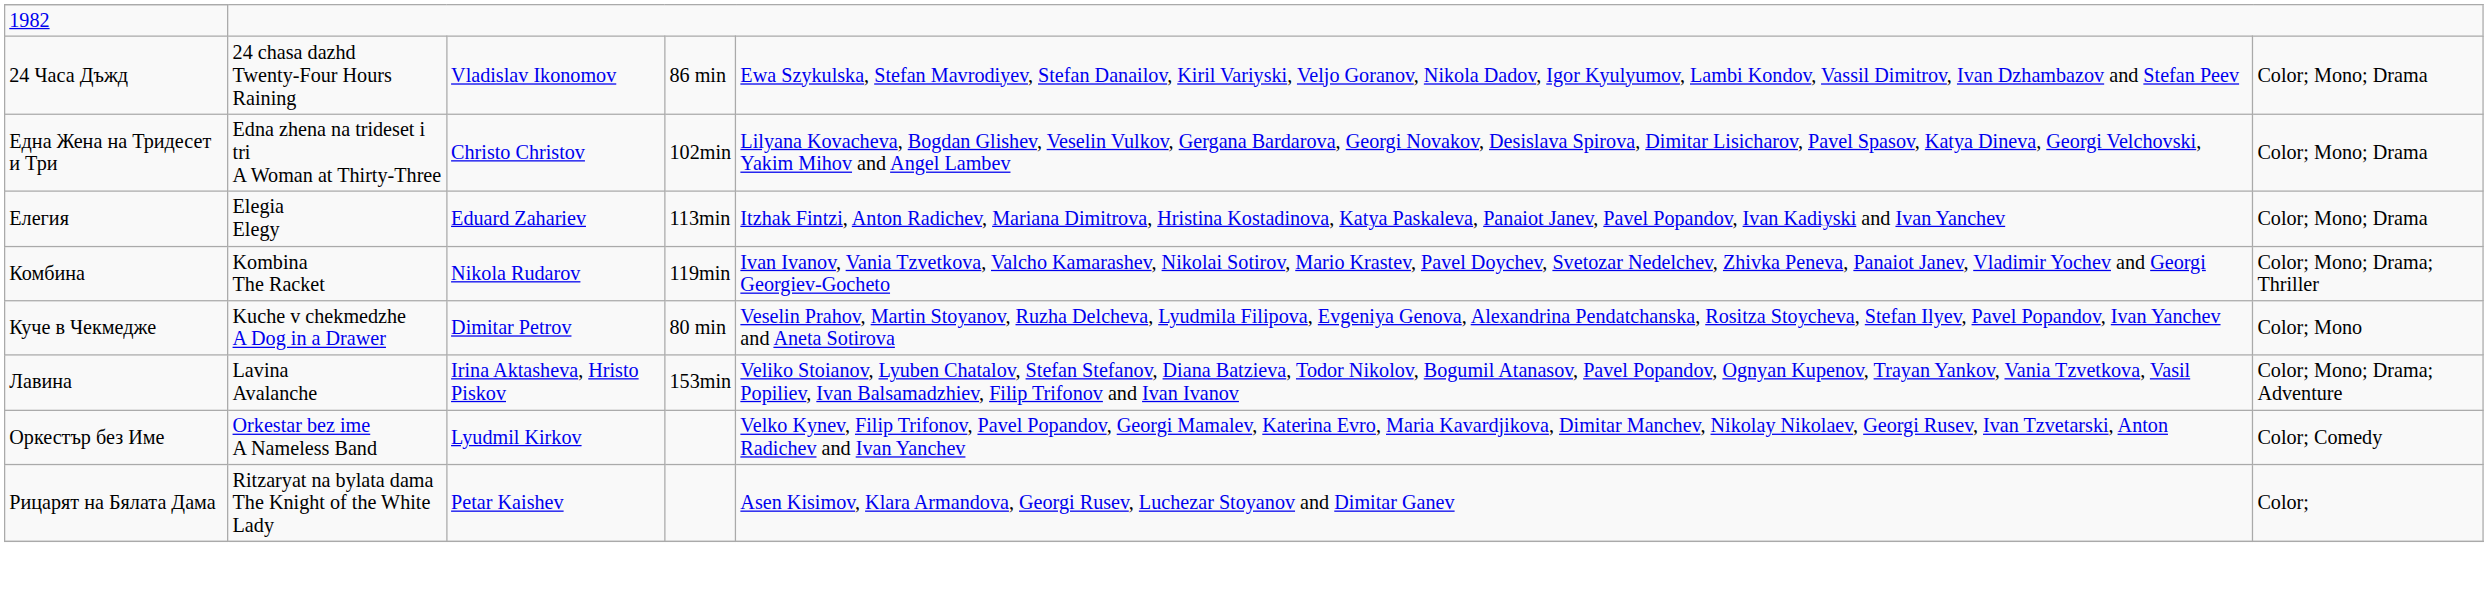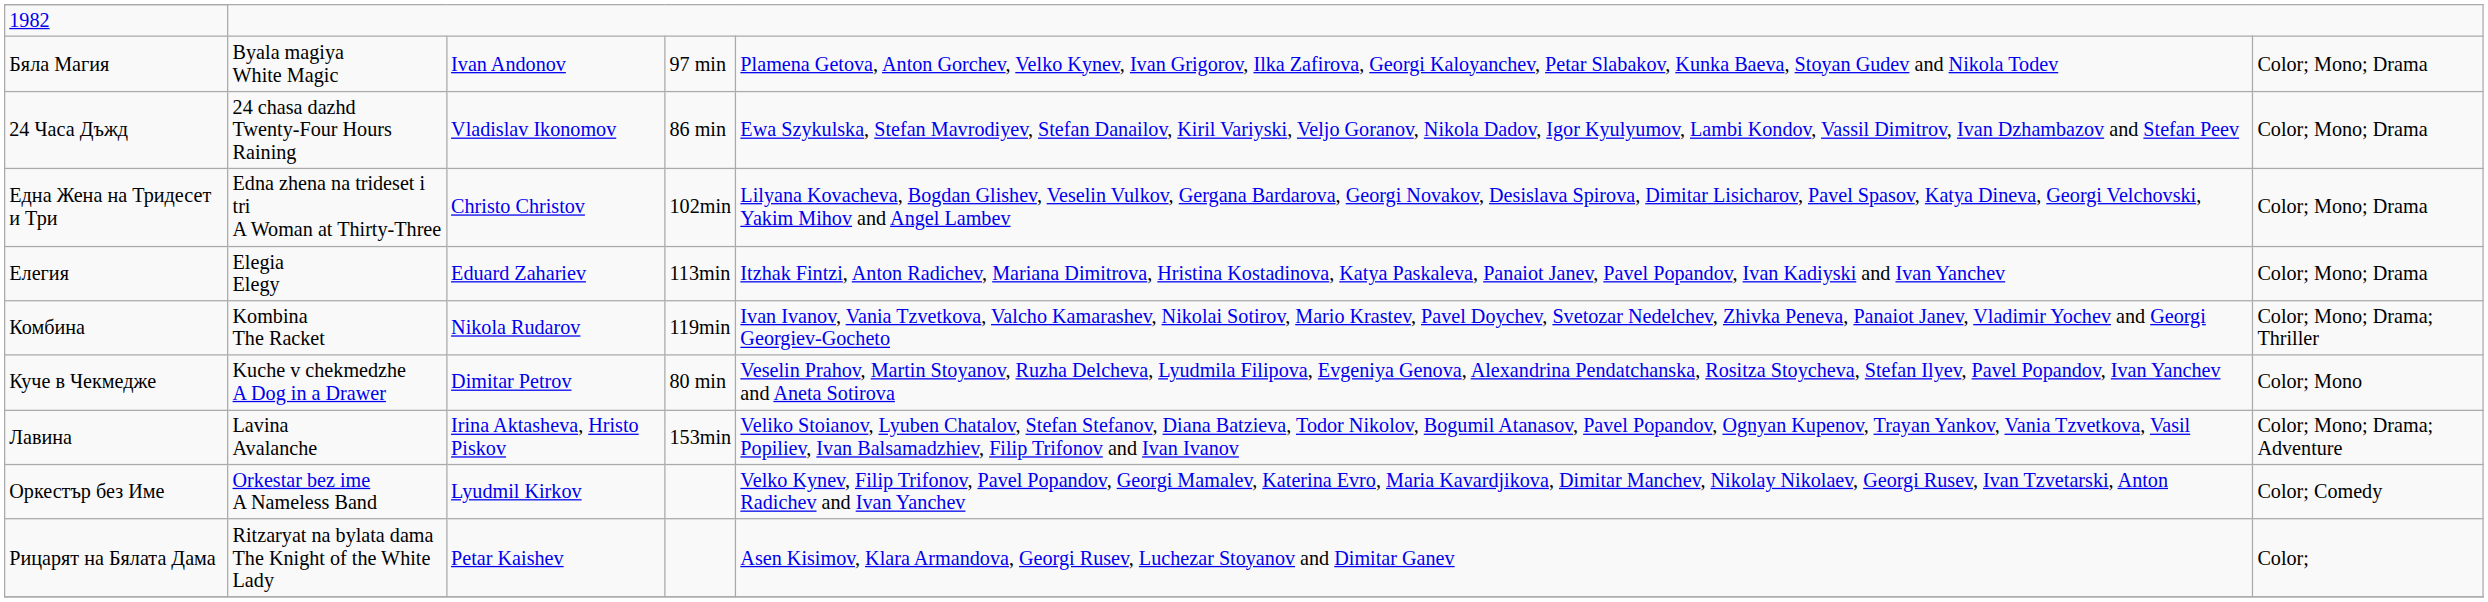+ row: (59, 63)
